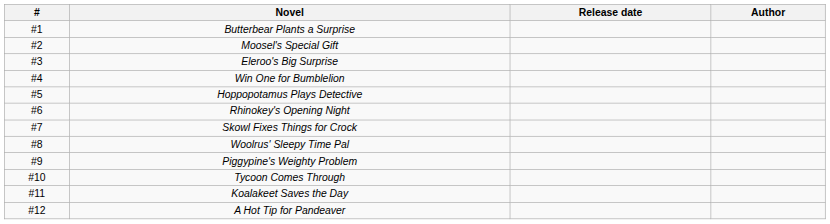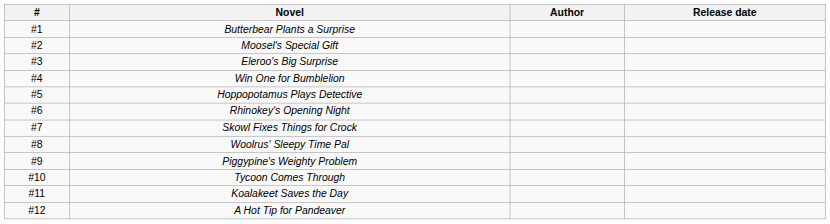columns swapped: (768, 12) <-> (610, 12)
